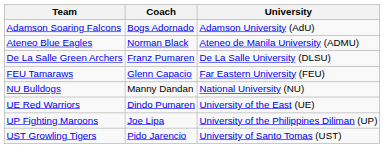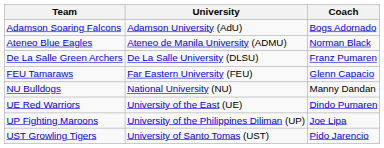columns swapped: (288, 12) <-> (161, 12)
